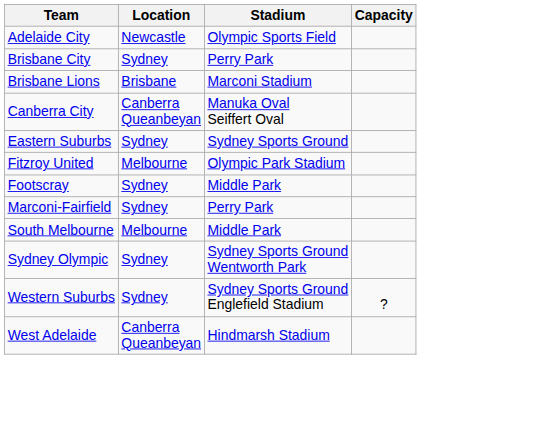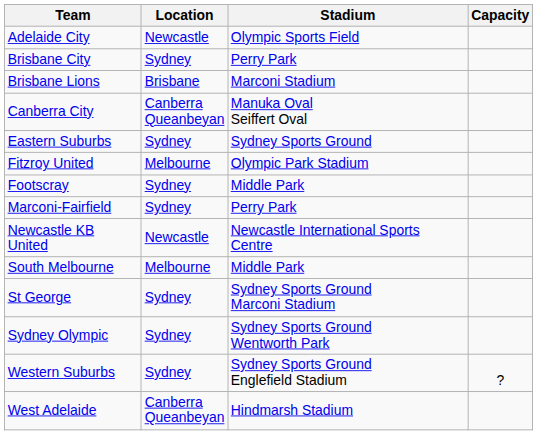+ row: (51, 237)
+ row: (39, 297)
